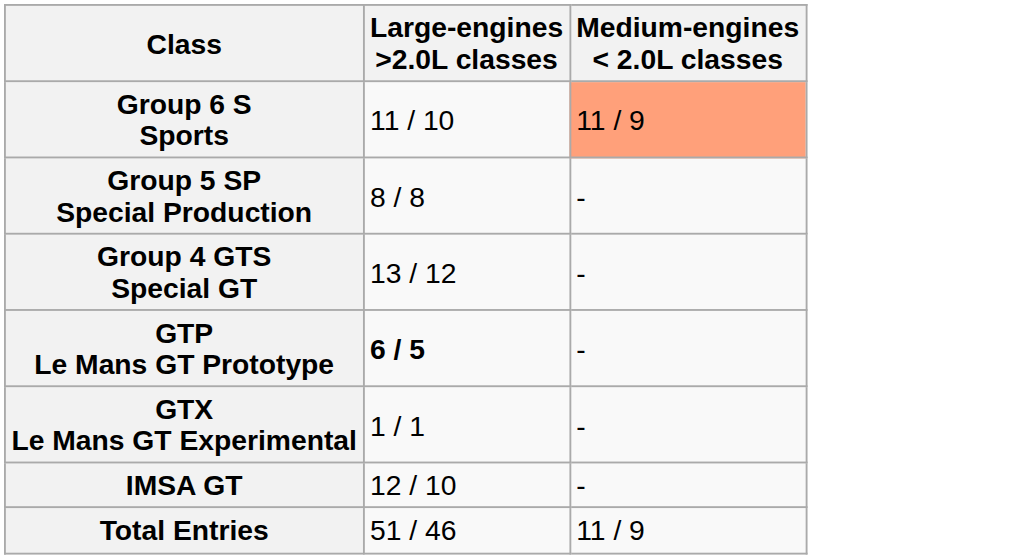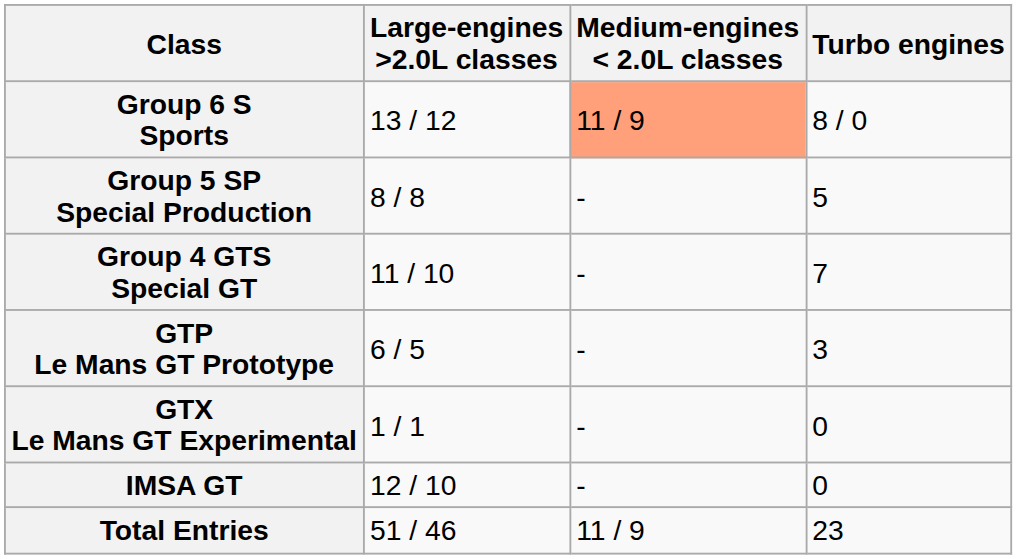+ column: (909, 43)
(412, 120) 11 / 10 -> (413, 120) 13 / 12
(413, 272) 13 / 12 -> (412, 272) 11 / 10
(398, 349) bold -> (398, 349) normal
